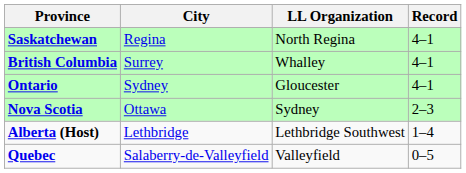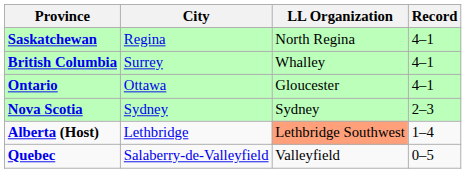(146, 86) Sydney -> (145, 86) Ottawa
(145, 109) Ottawa -> (146, 109) Sydney
(340, 132) no background -> (340, 132) lightsalmon background
